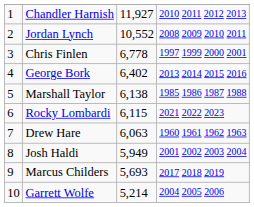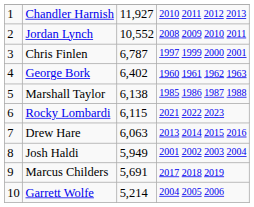(134, 53) 6,778 -> (134, 53) 6,787
(203, 73) 2013 2014 2015 2016 -> (203, 73) 1960 1961 1962 1963
(203, 133) 1960 1961 1962 1963 -> (203, 133) 2013 2014 2015 2016
(134, 172) 5,693 -> (134, 172) 5,691
